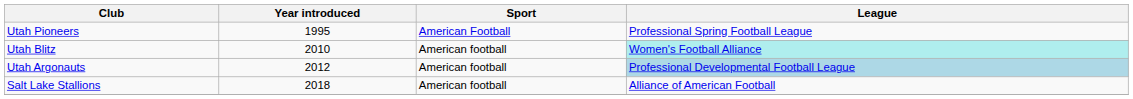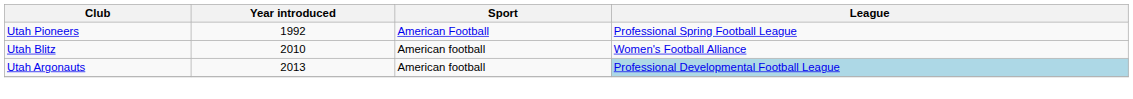(317, 31) 1995 -> (293, 31) 1992
(695, 49) paleturquoise background -> (680, 49) no background
(317, 67) 2012 -> (293, 67) 2013
- row: (54, 85)
